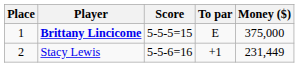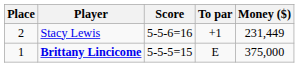rows swapped: (91, 33) <-> (70, 52)
